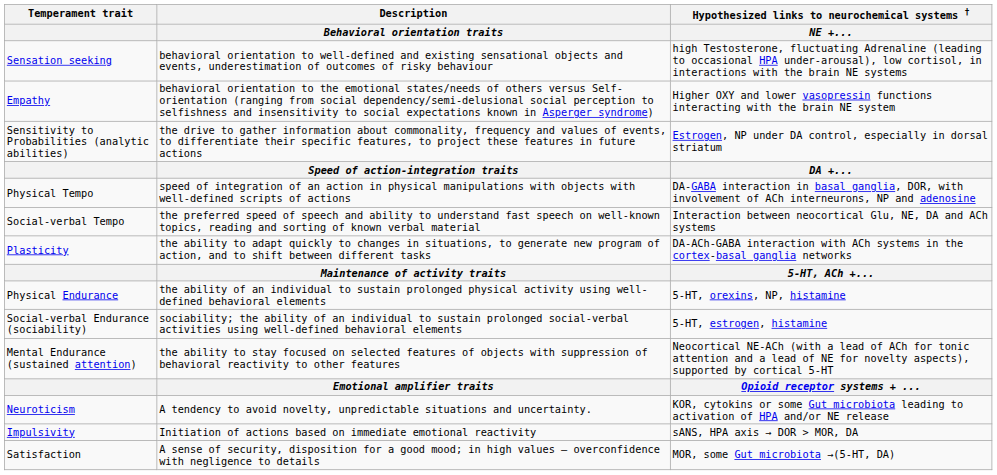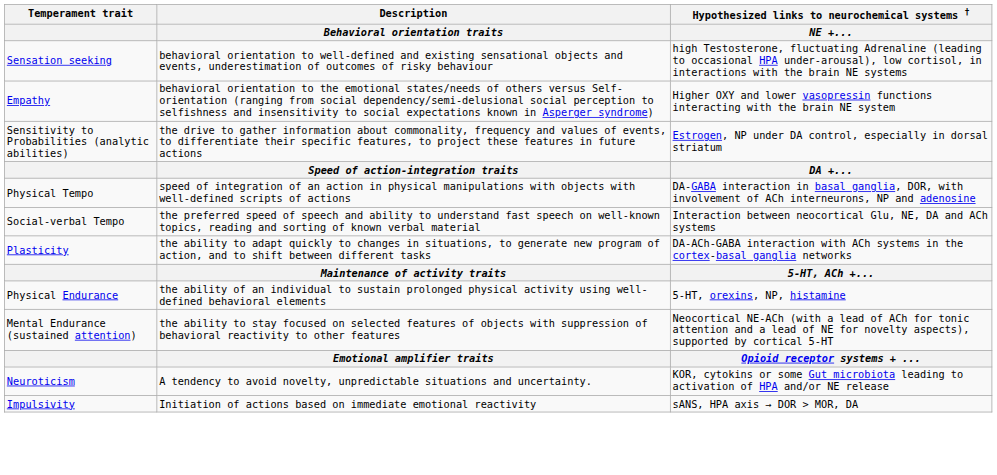- row: (78, 324)
- row: (44, 455)
